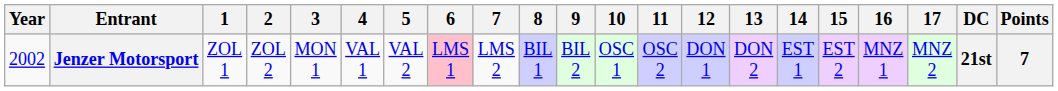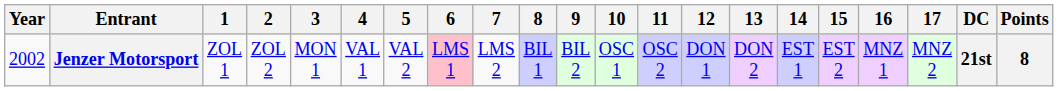(1025, 59) 7 -> (1025, 59) 8
